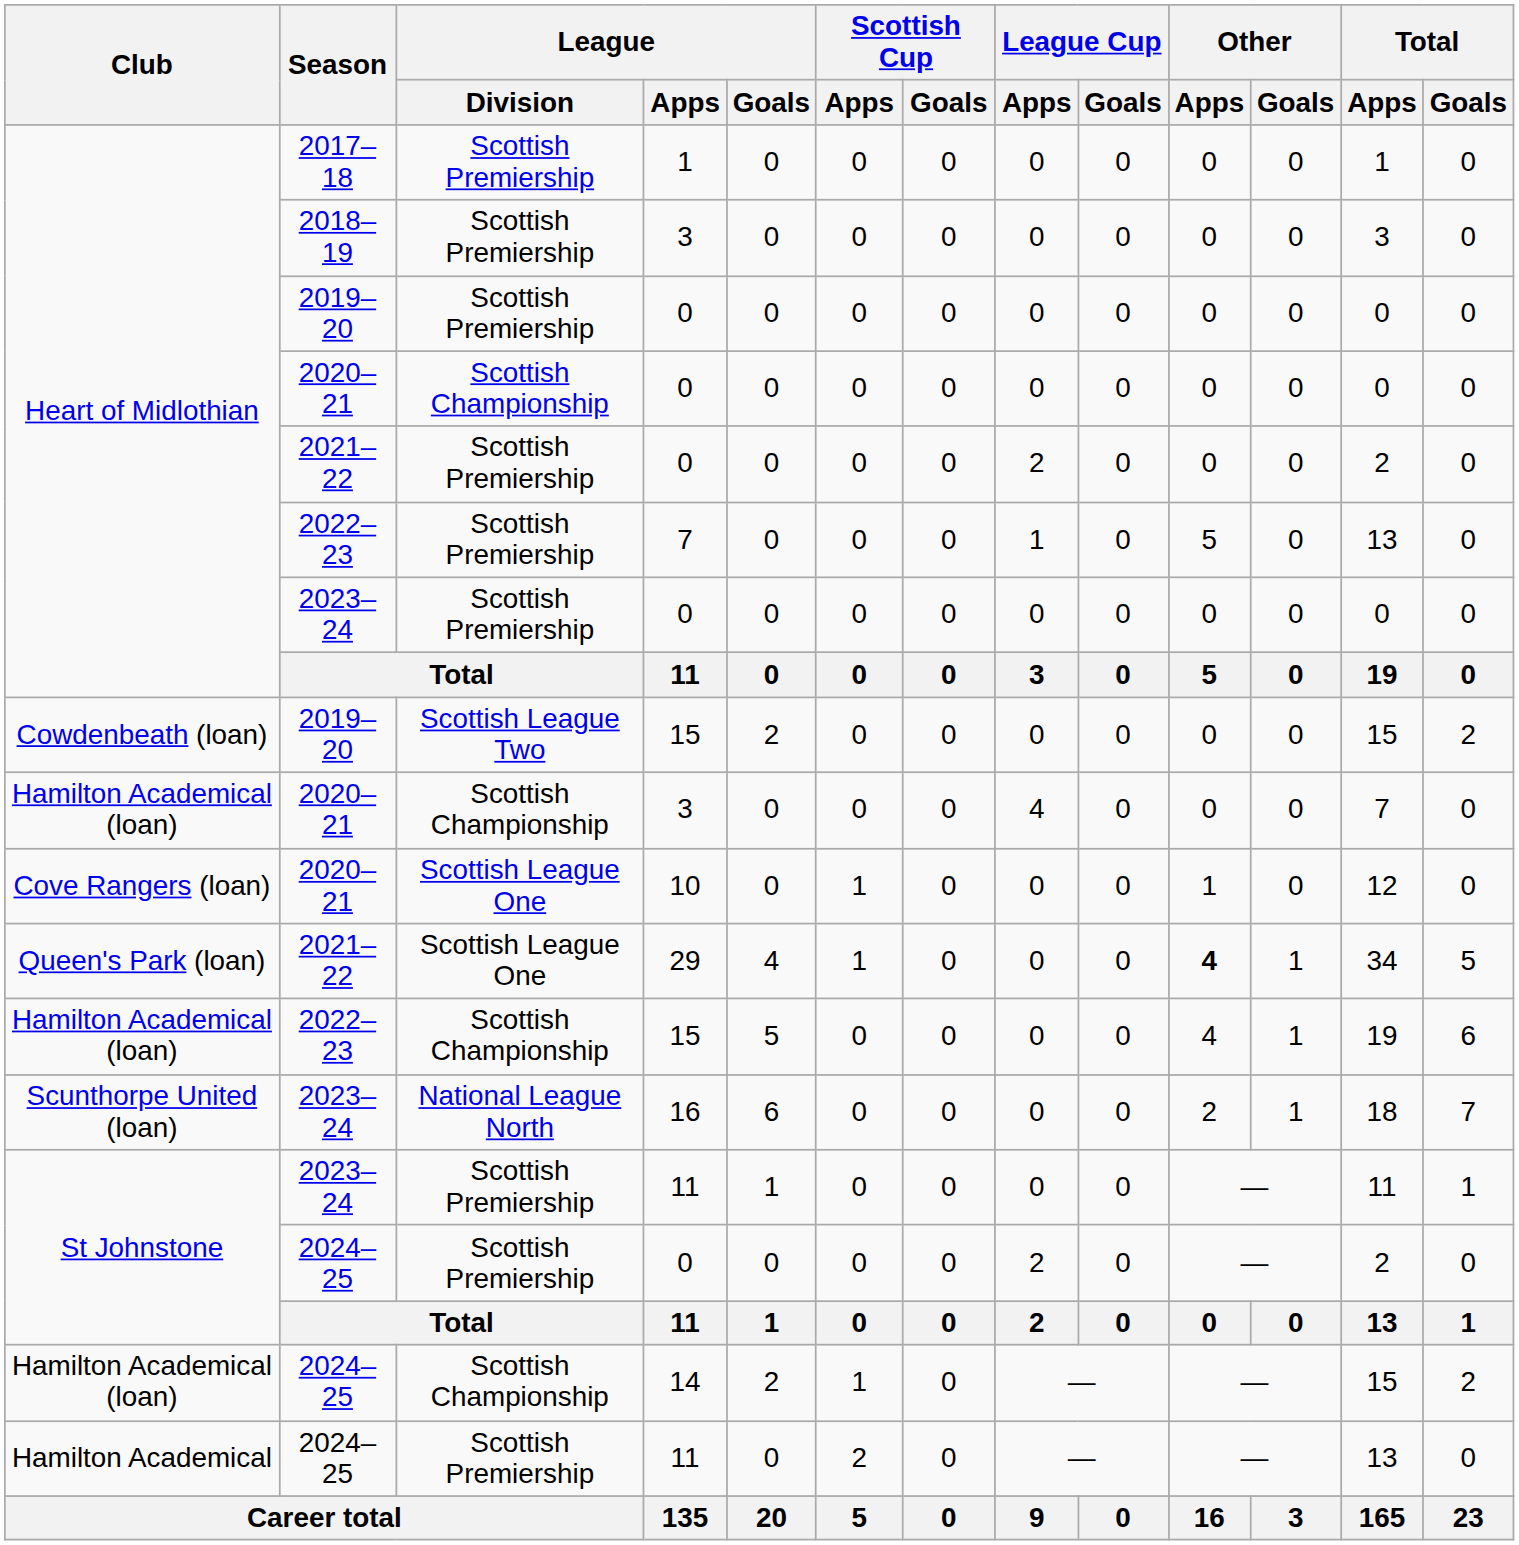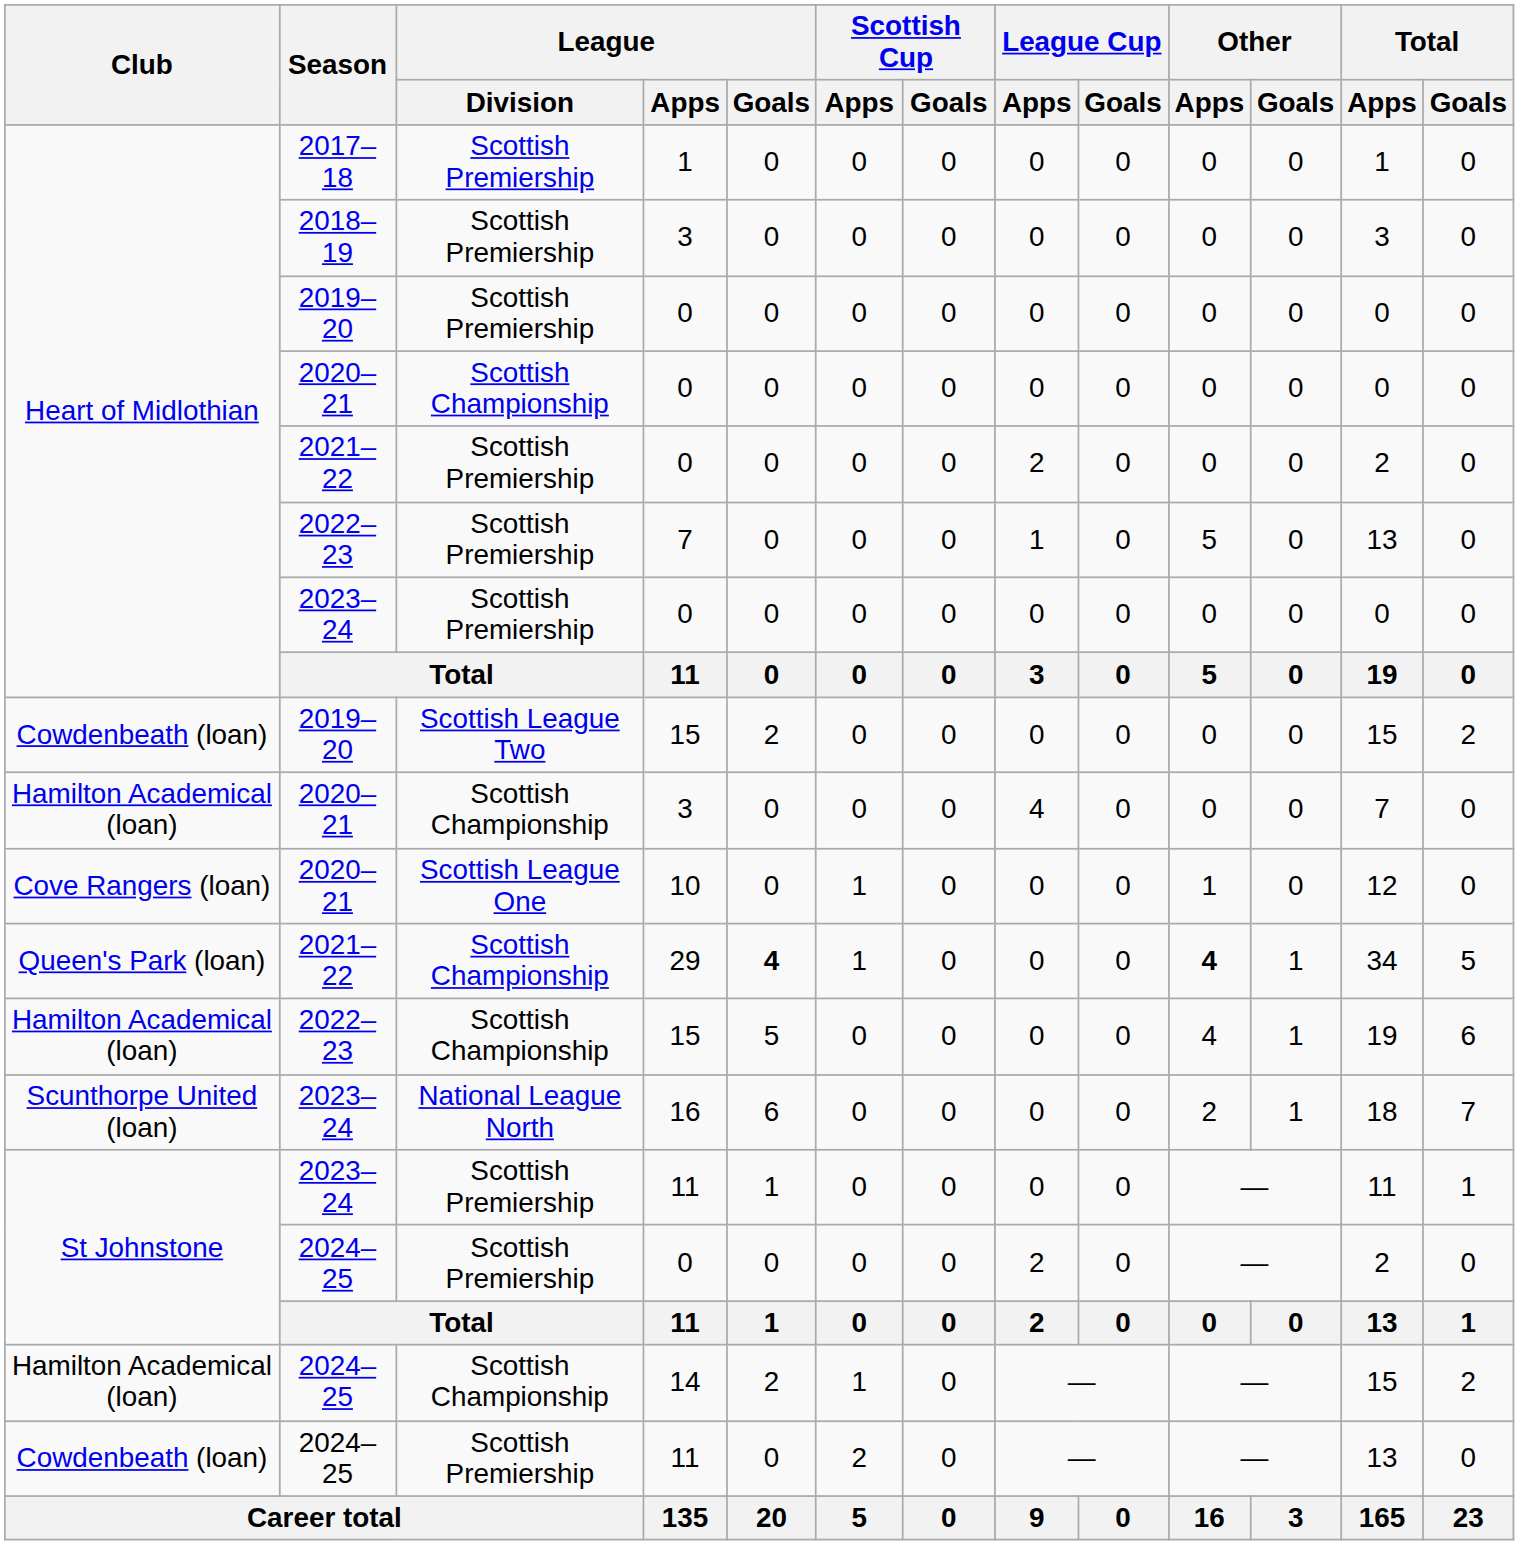(520, 960) Scottish League One -> (520, 960) Scottish Championship
(771, 960) normal -> (771, 960) bold
(142, 1457) Hamilton Academical -> (142, 1457) Cowdenbeath (loan)
